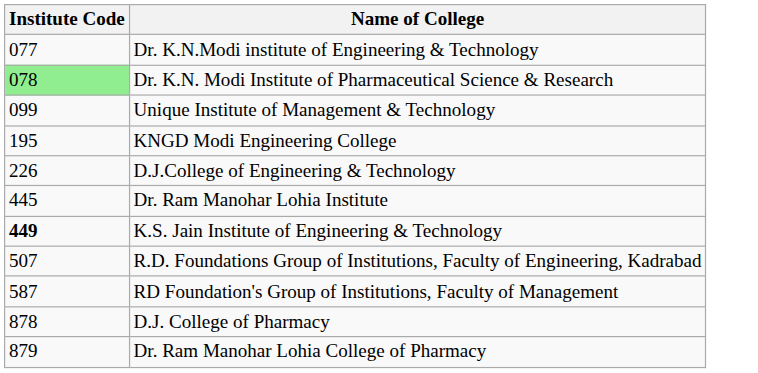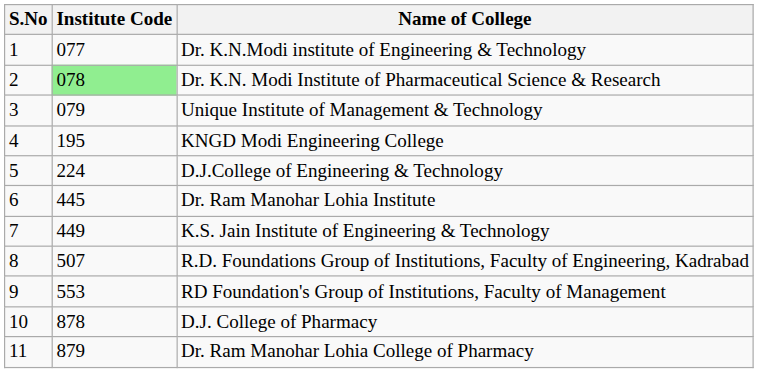+ column: (28, 19)
(23, 110) 099 -> (71, 110) 079
(23, 170) 226 -> (71, 170) 224
(23, 230) bold -> (71, 230) normal
(23, 291) 587 -> (71, 291) 553
